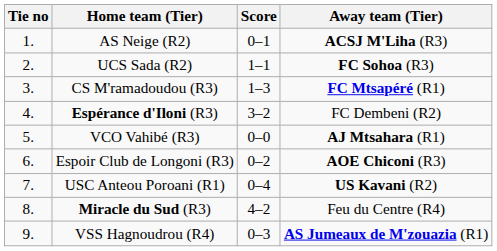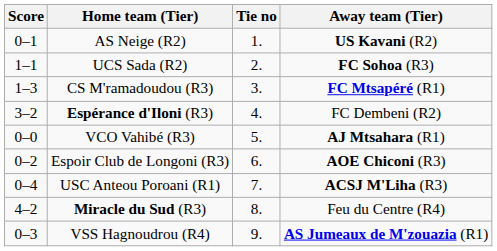columns swapped: (28, 16) <-> (259, 16)
(386, 40) ACSJ M'Liha (R3) -> (386, 40) US Kavani (R2)
(386, 185) US Kavani (R2) -> (386, 185) ACSJ M'Liha (R3)
